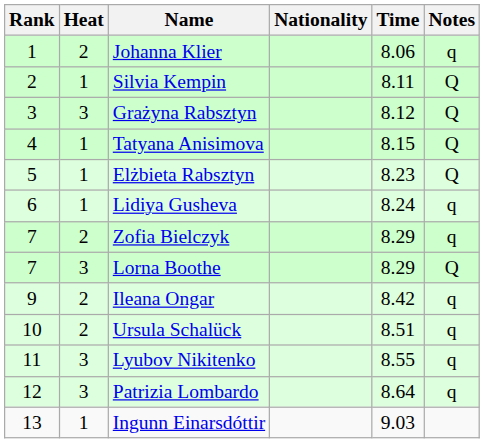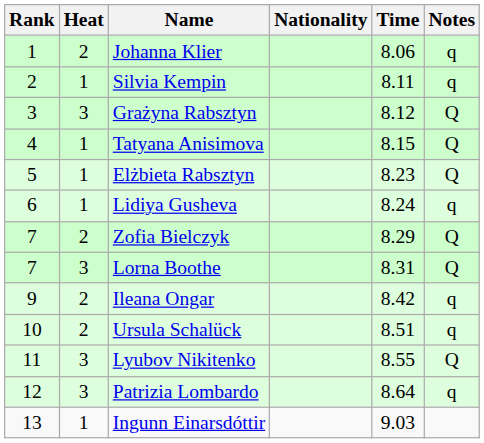(452, 81) Q -> (452, 81) q
(452, 236) q -> (452, 236) Q
(398, 267) 8.29 -> (398, 267) 8.31
(452, 360) q -> (452, 360) Q
